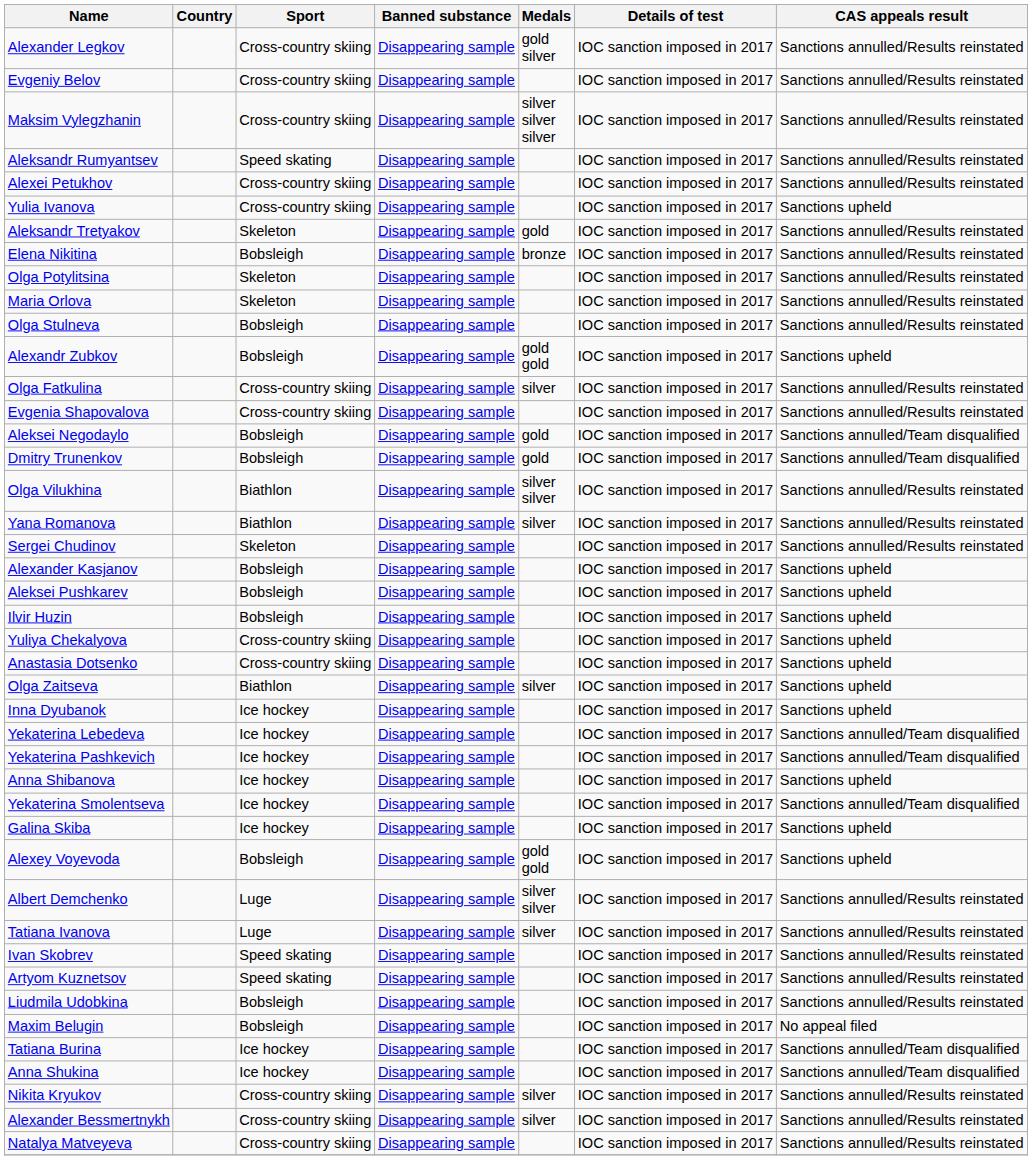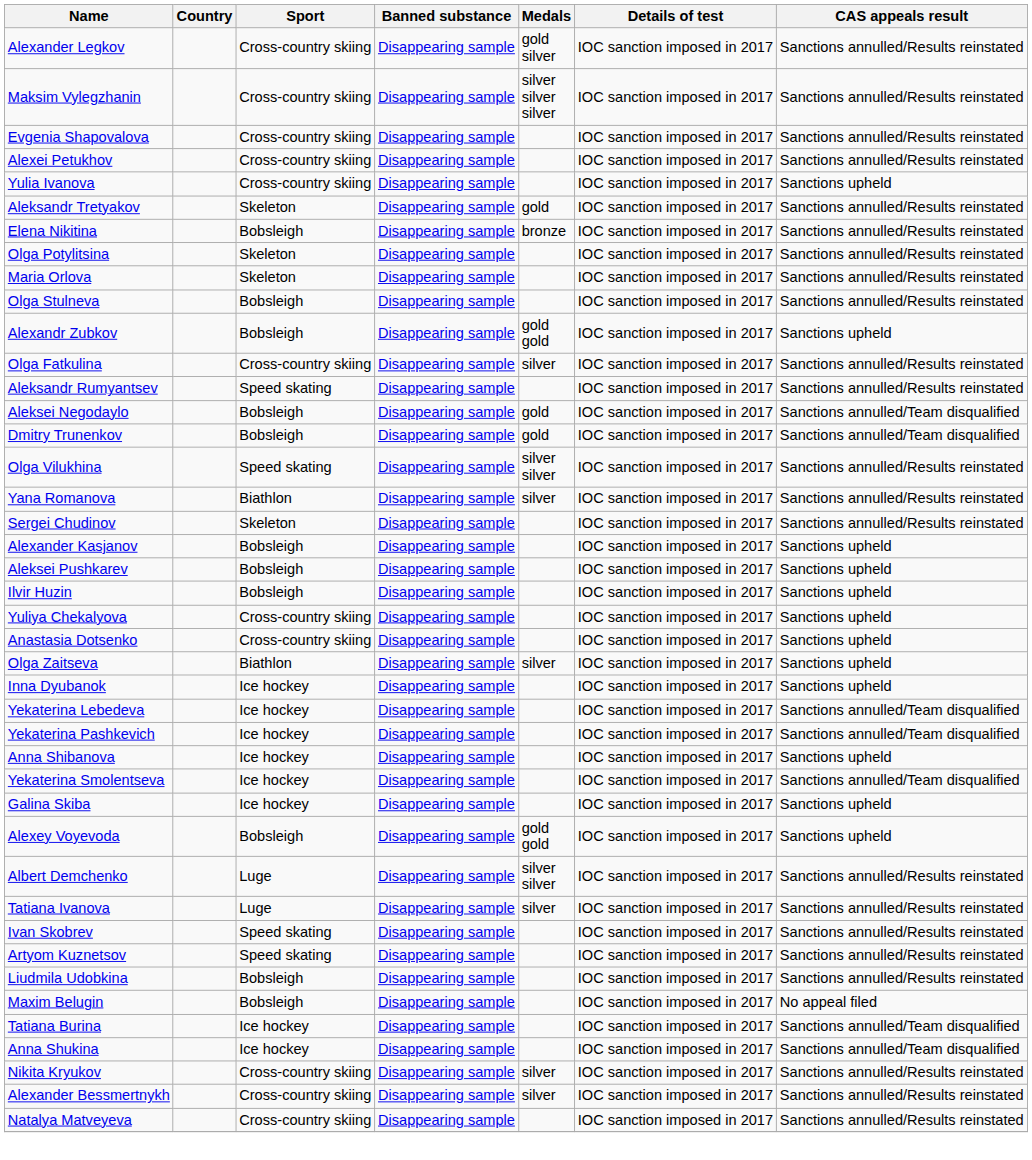- row: (54, 79)
rows swapped: (78, 411) <-> (83, 160)
(266, 490) Biathlon -> (285, 466) Speed skating
